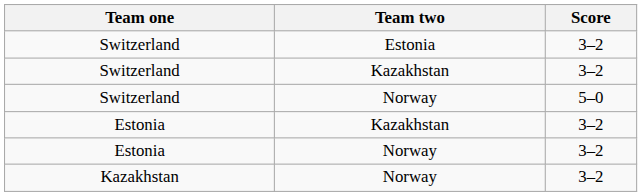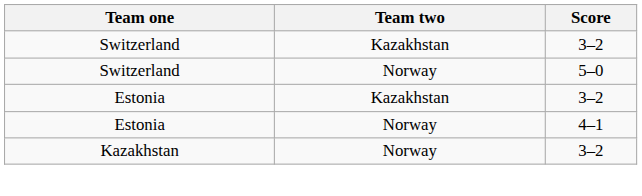- row: (140, 44)
(591, 151) 3–2 -> (591, 124) 4–1
